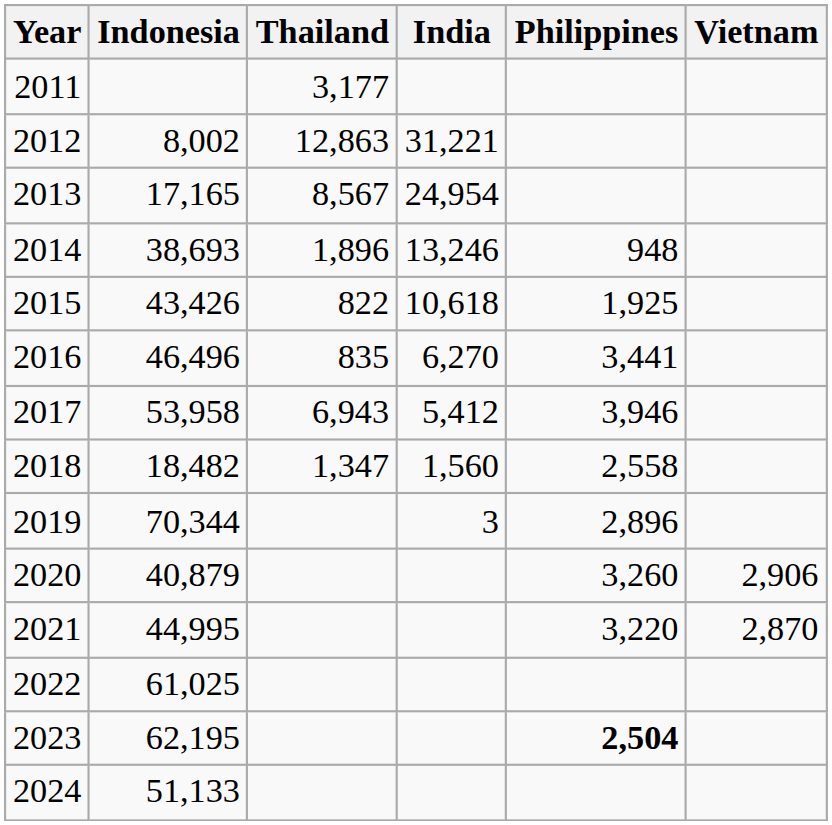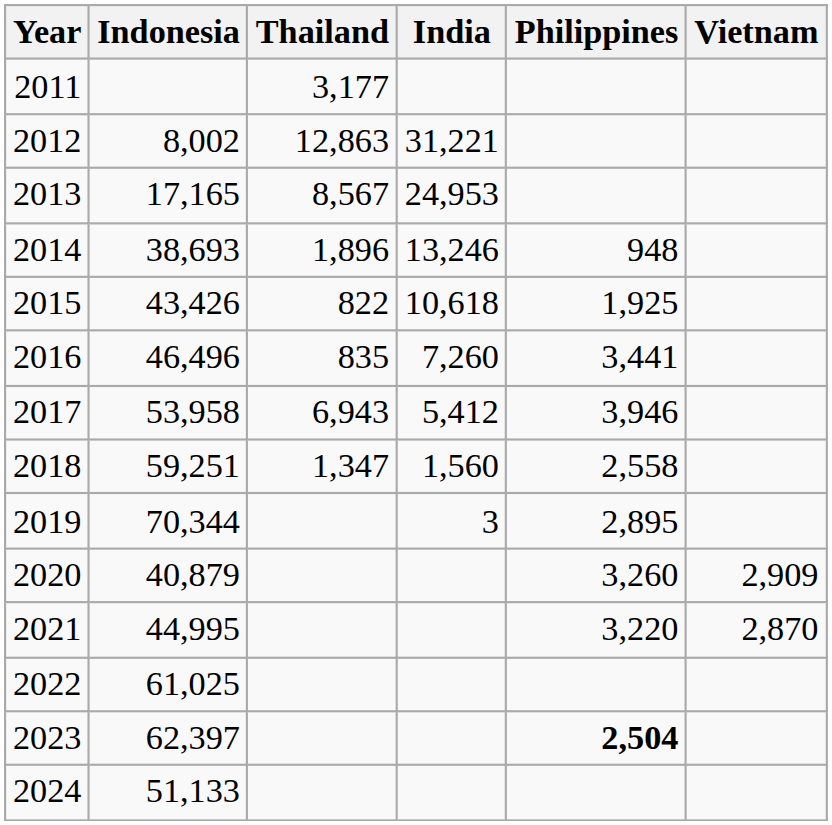(452, 194) 24,954 -> (452, 194) 24,953
(460, 357) 6,270 -> (460, 357) 7,260
(193, 466) 18,482 -> (193, 466) 59,251
(640, 520) 2,896 -> (640, 520) 2,895
(780, 574) 2,906 -> (780, 574) 2,909
(193, 737) 62,195 -> (193, 737) 62,397
